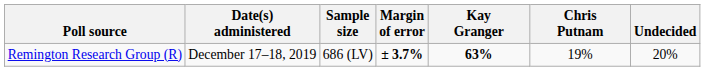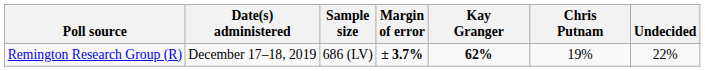(479, 54) 63% -> (479, 54) 62%
(665, 54) 20% -> (665, 54) 22%
